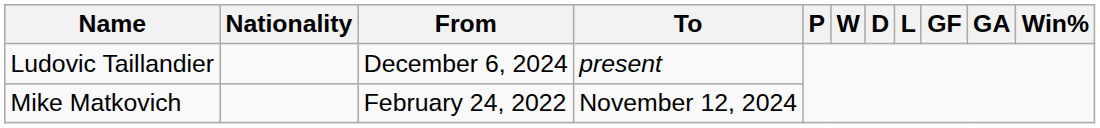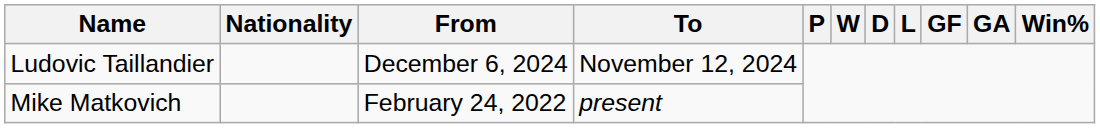(621, 63) present -> (688, 63) November 12, 2024
(688, 102) November 12, 2024 -> (621, 102) present
